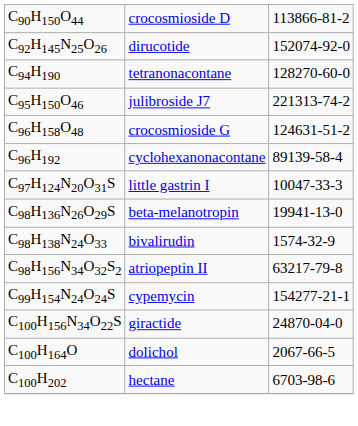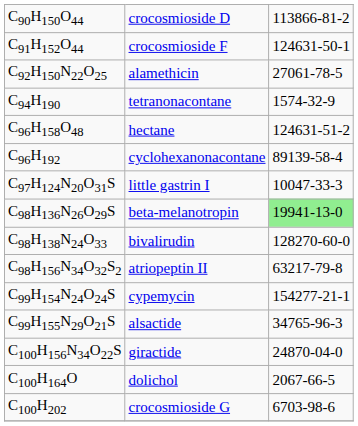+ row: (46, 46)
- row: (57, 46)
+ row: (57, 73)
(311, 73) 128270-60-0 -> (304, 101) 1574-32-9
- row: (46, 101)
(179, 129) crocosmioside G -> (151, 129) hectane
(308, 212) no background -> (308, 212) lightgreen background
(304, 240) 1574-32-9 -> (311, 240) 128270-60-0
+ row: (62, 324)
(151, 379) hectane -> (179, 407) crocosmioside G
